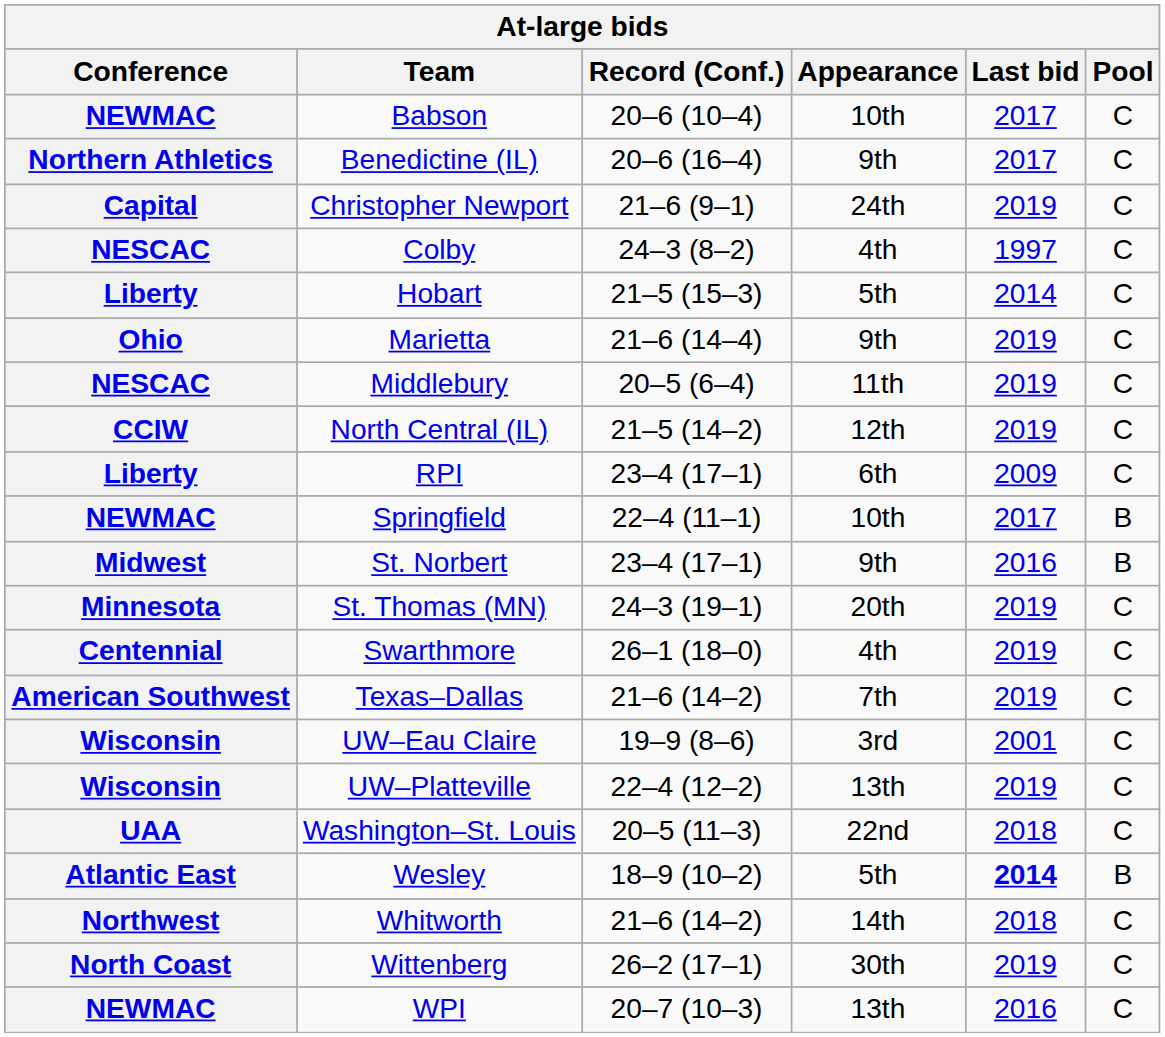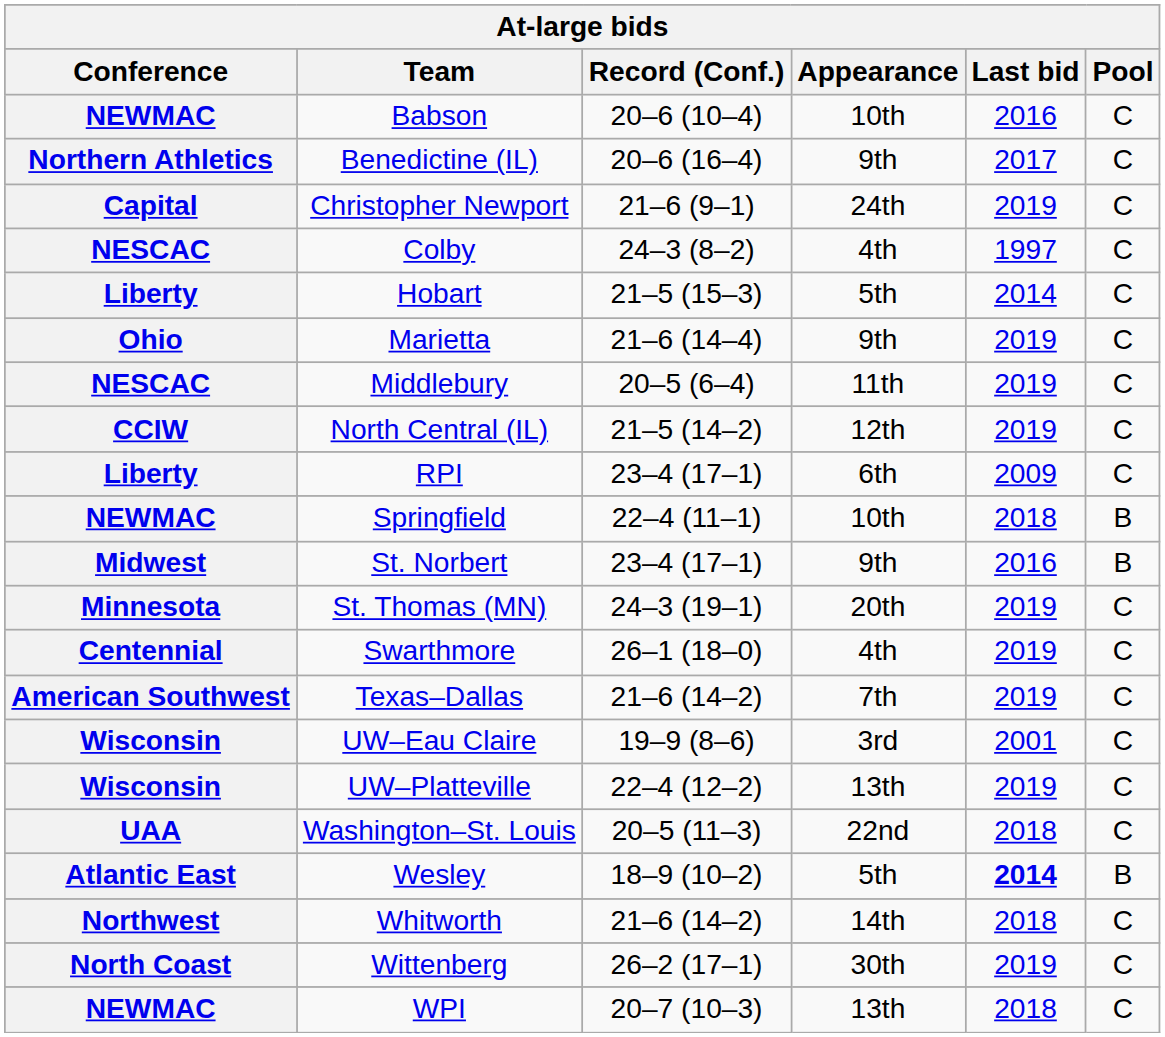(1025, 116) 2017 -> (1025, 116) 2016
(1025, 518) 2017 -> (1025, 518) 2018
(1025, 1009) 2016 -> (1025, 1009) 2018
